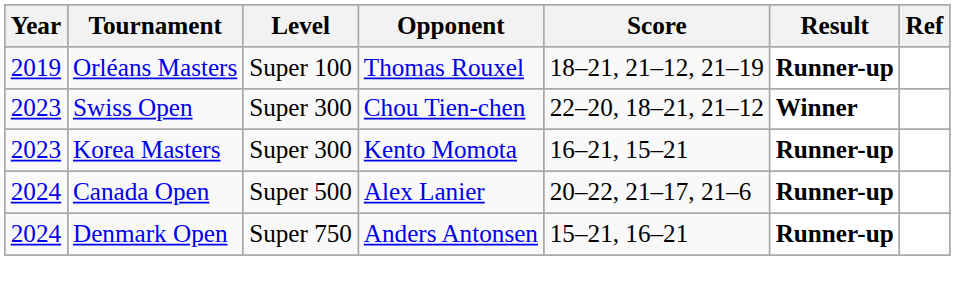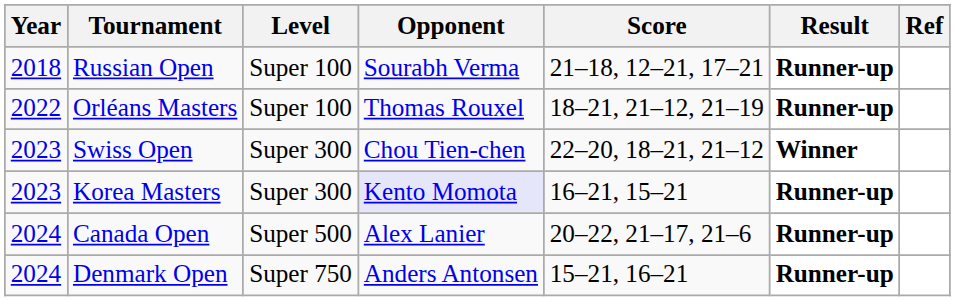+ row: (143, 67)
(36, 67) 2019 -> (36, 108) 2022
(440, 150) no background -> (440, 191) lavender background
